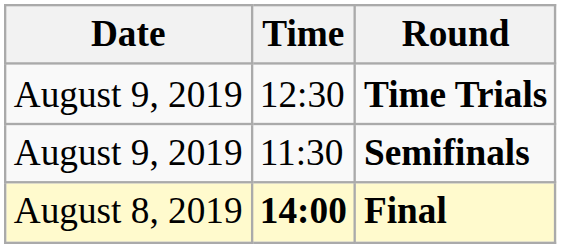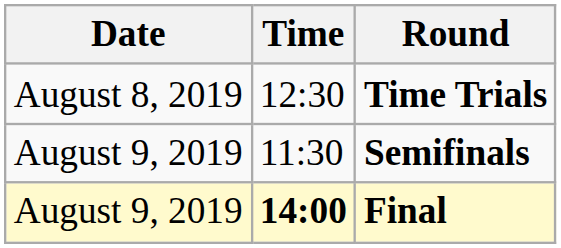(128, 93) August 9, 2019 -> (128, 93) August 8, 2019
(128, 211) August 8, 2019 -> (128, 211) August 9, 2019
